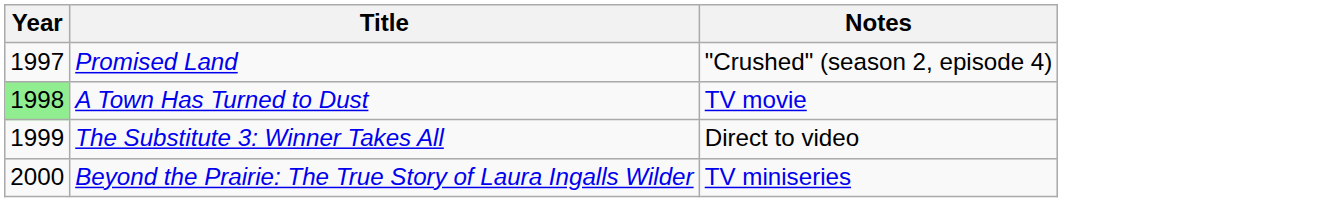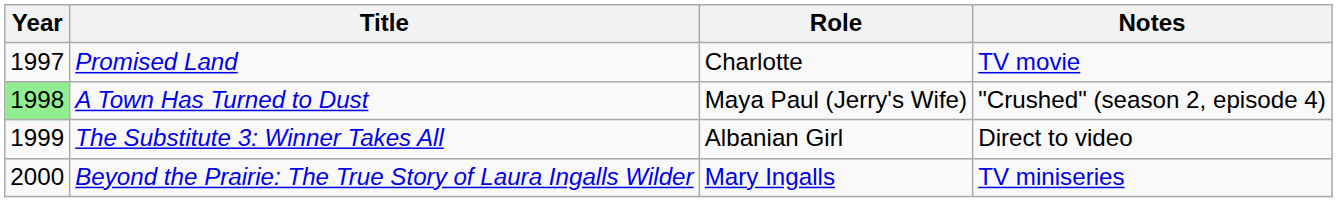+ column: (836, 23)
(879, 61) "Crushed" (season 2, episode 4) -> (1029, 61) TV movie
(756, 100) TV movie -> (1152, 100) "Crushed" (season 2, episode 4)
